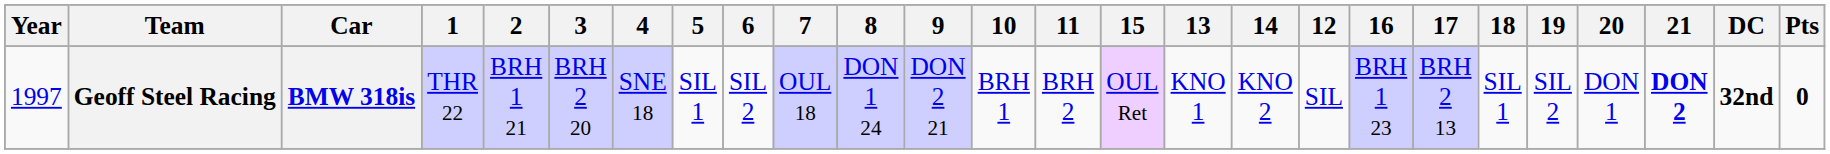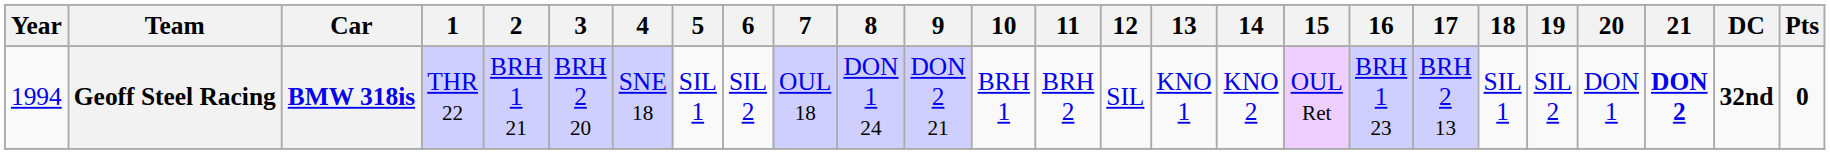columns swapped: (1324, 25) <-> (1132, 25)
(36, 96) 1997 -> (36, 96) 1994
